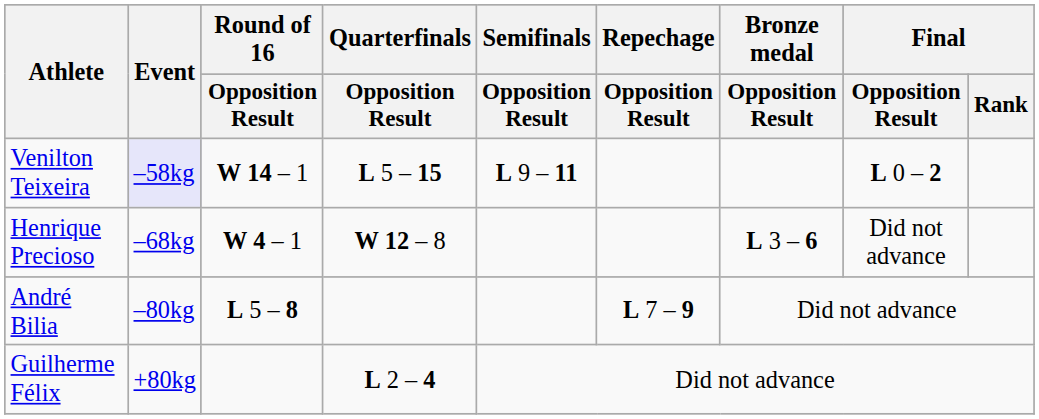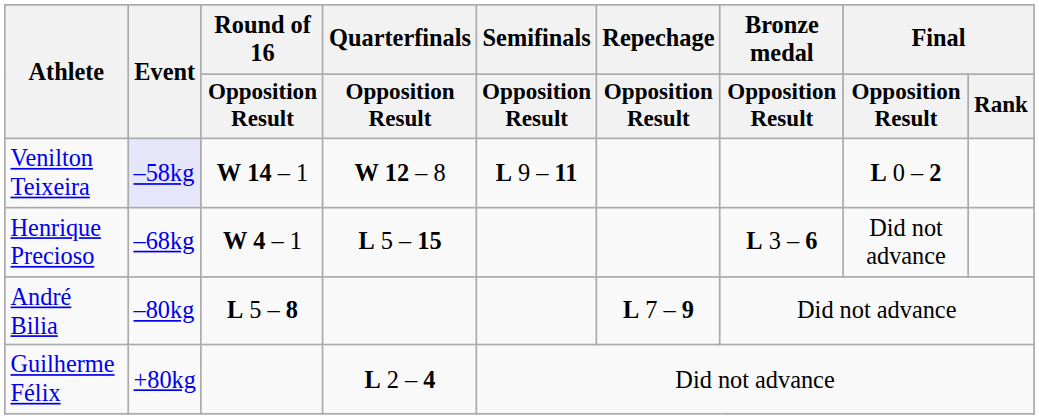(400, 173) L 5 – 15 -> (400, 173) W 12 – 8
(400, 242) W 12 – 8 -> (400, 242) L 5 – 15
